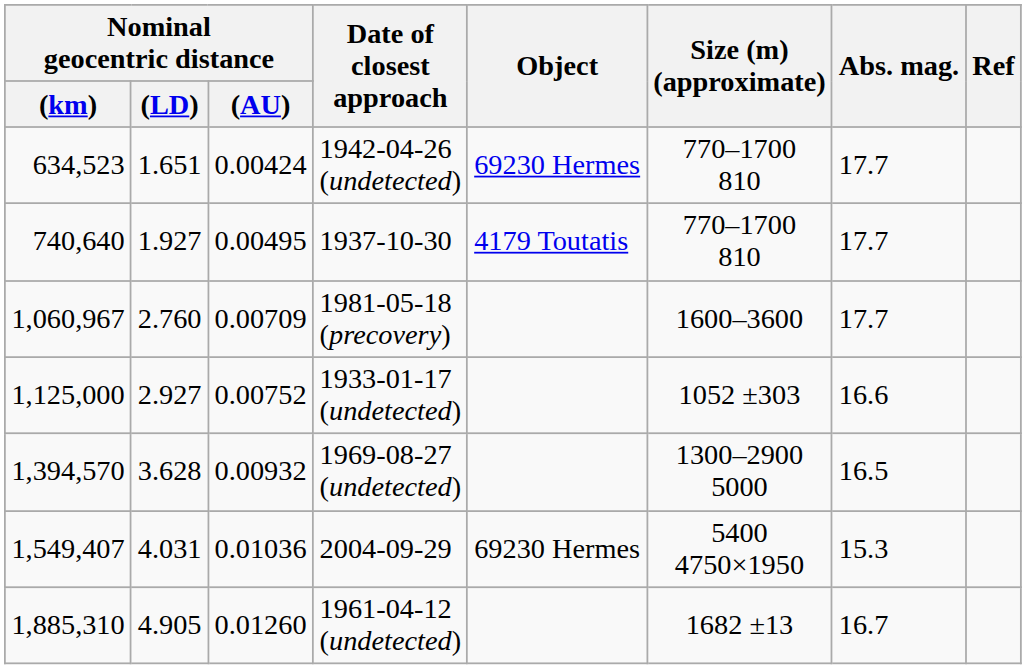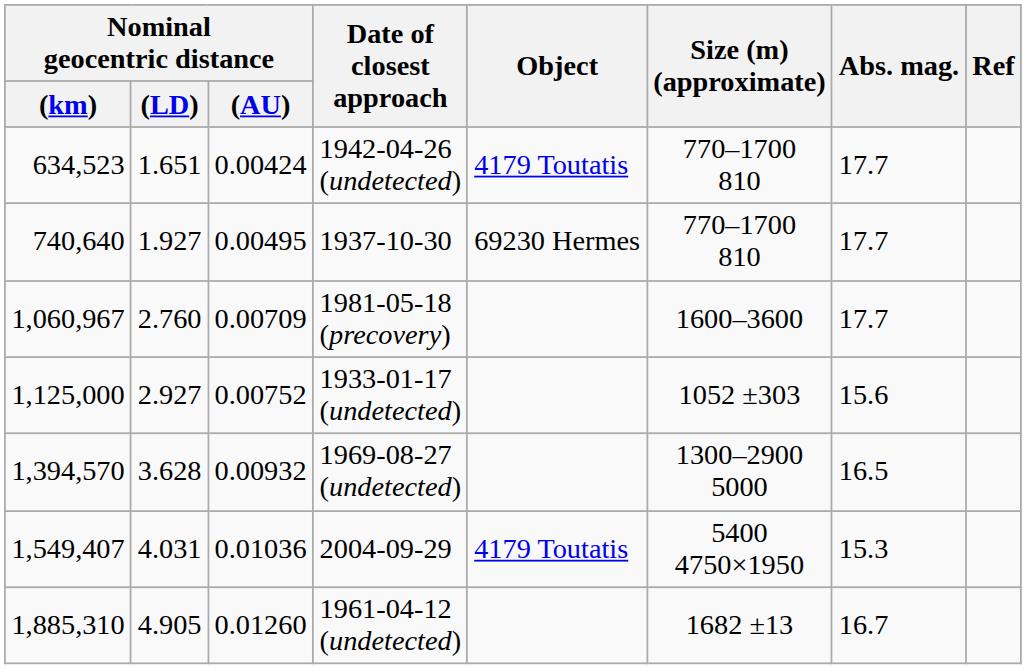(557, 164) 69230 Hermes -> (551, 164) 4179 Toutatis
(551, 241) 4179 Toutatis -> (557, 241) 69230 Hermes
(864, 394) 16.6 -> (864, 394) 15.6
(557, 548) 69230 Hermes -> (551, 548) 4179 Toutatis
